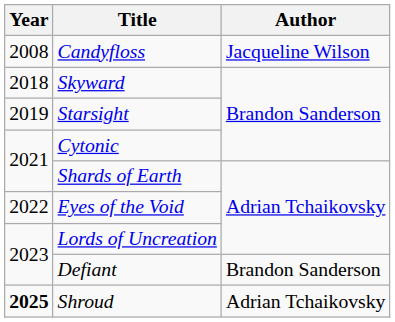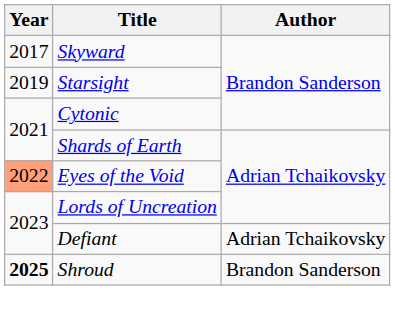- row: (101, 51)
(29, 82) 2018 -> (29, 51) 2017
(29, 207) no background -> (29, 176) lightsalmon background
(303, 269) Brandon Sanderson -> (306, 238) Adrian Tchaikovsky
(306, 301) Adrian Tchaikovsky -> (303, 269) Brandon Sanderson
